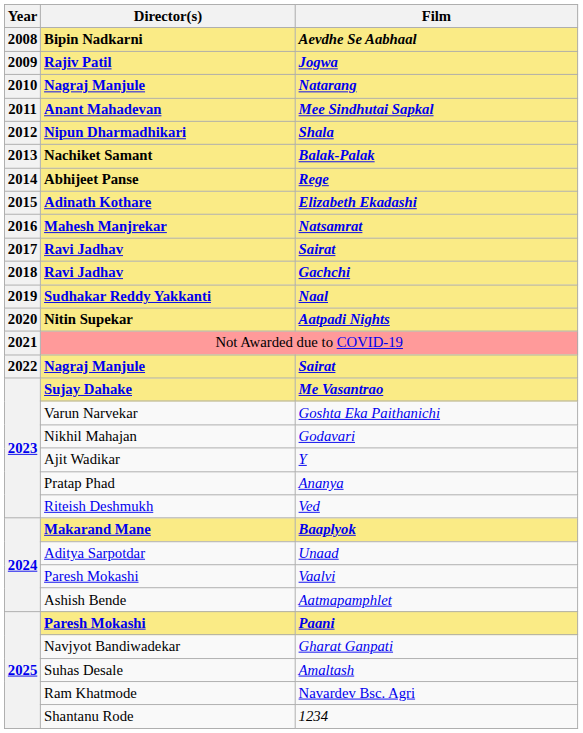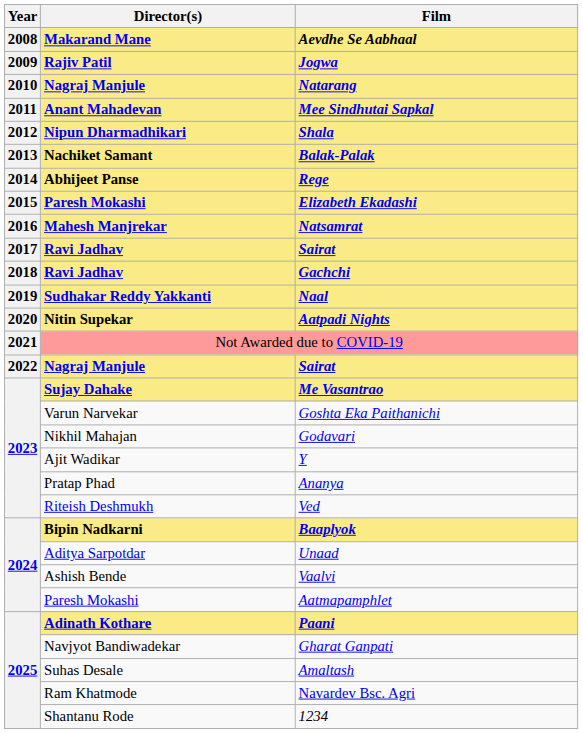(93, 39) Bipin Nadkarni -> (97, 39) Makarand Mane
(98, 202) Adinath Kothare -> (95, 202) Paresh Mokashi
(97, 529) Makarand Mane -> (93, 529) Bipin Nadkarni
(91, 576) Paresh Mokashi -> (85, 576) Ashish Bende
(85, 599) Ashish Bende -> (91, 599) Paresh Mokashi
(95, 623) Paresh Mokashi -> (98, 623) Adinath Kothare
